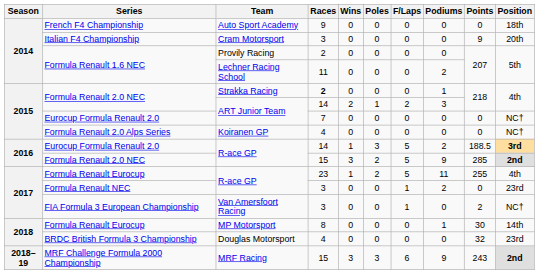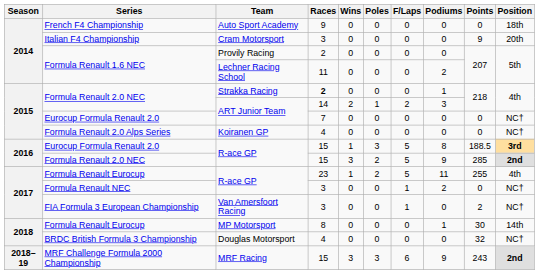(323, 146) 14 -> (323, 146) 15
(444, 146) 2 -> (444, 146) 8
(515, 188) 23rd -> (515, 188) NC†
(515, 239) 23rd -> (515, 239) NC†
